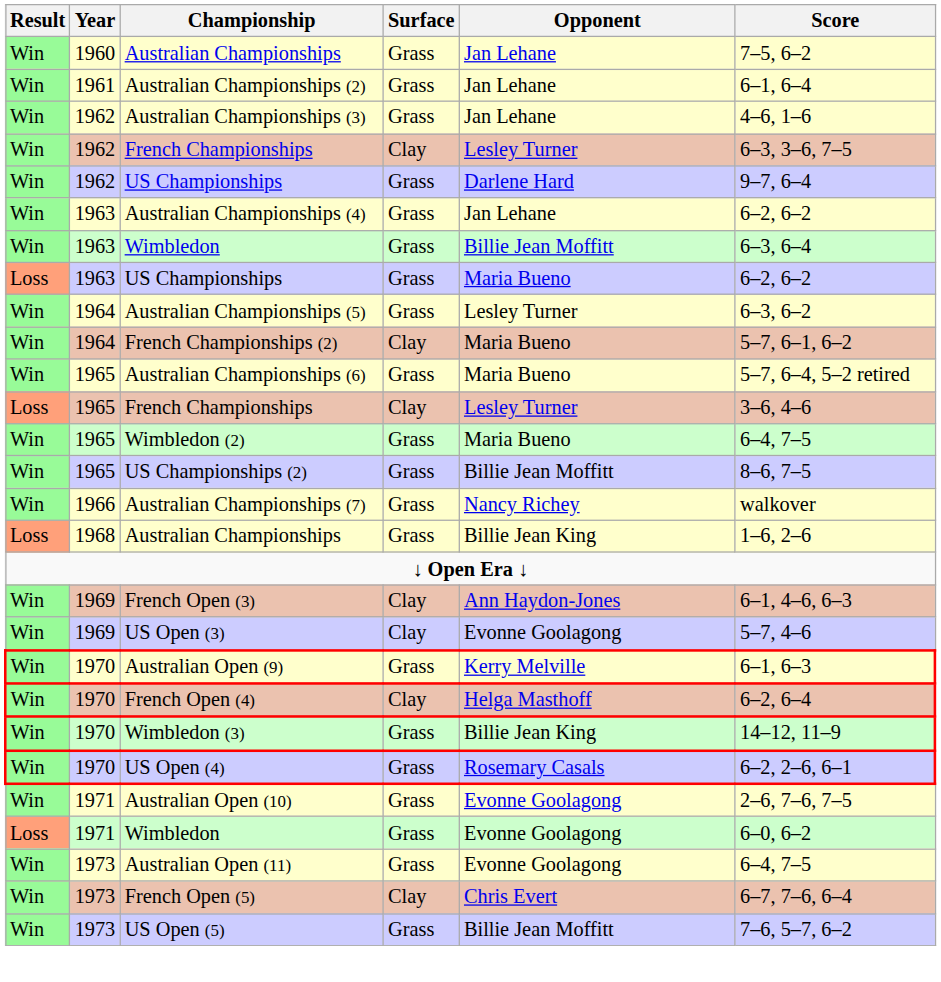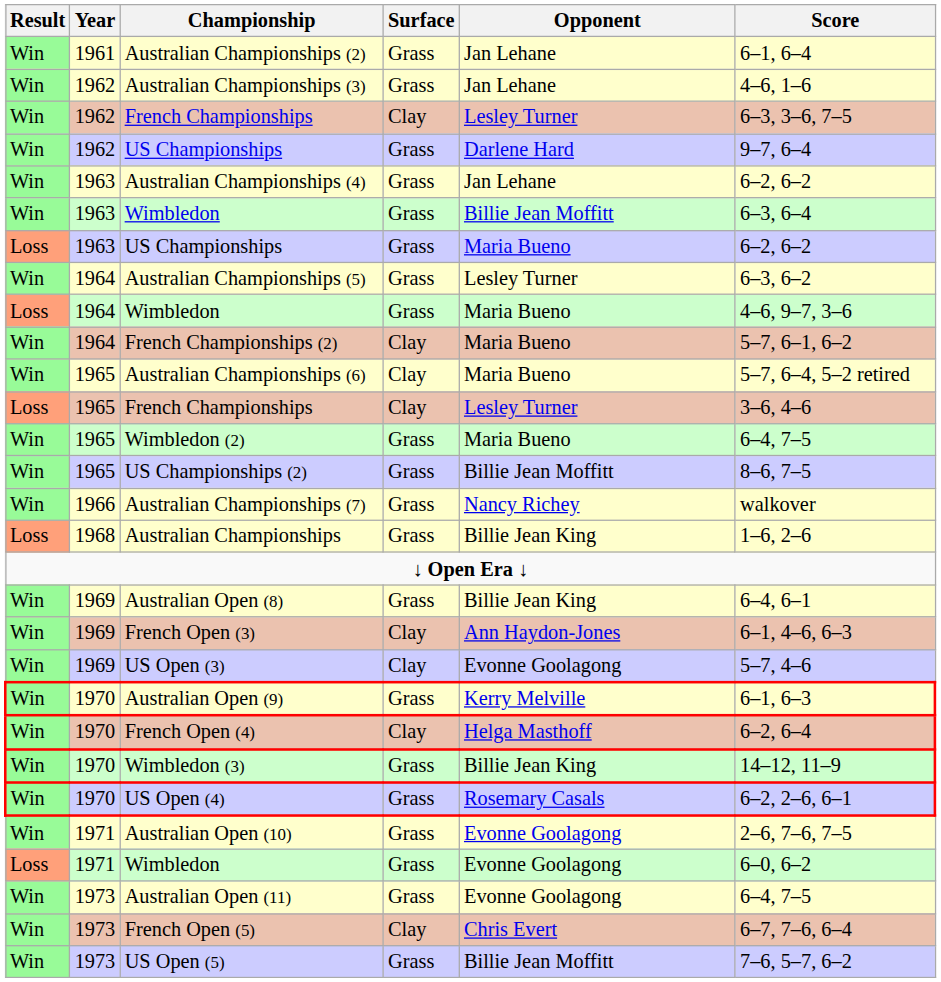- row: (95, 52)
+ row: (95, 310)
(411, 375) Grass -> (407, 375) Clay
+ row: (95, 600)
